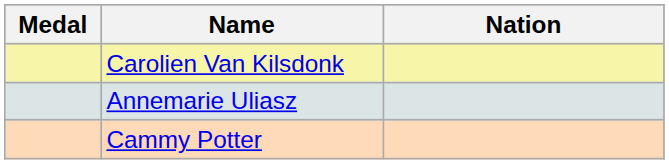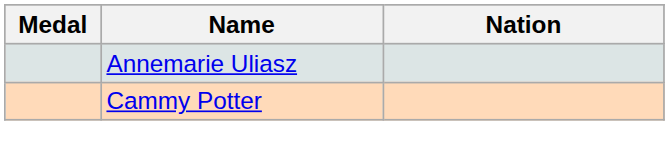- row: (225, 63)
